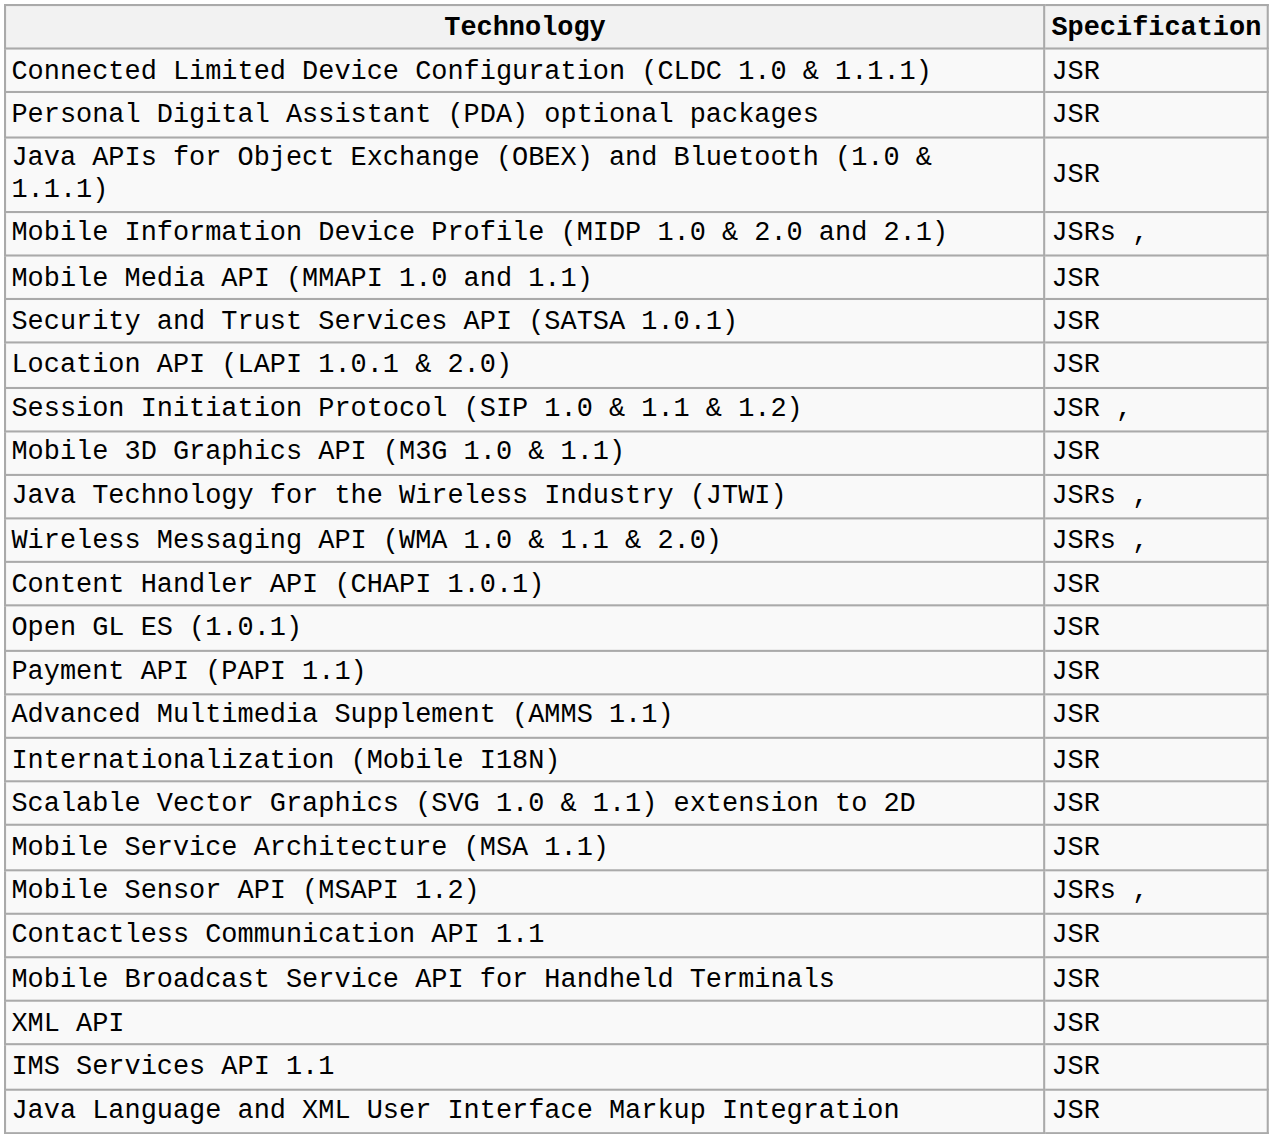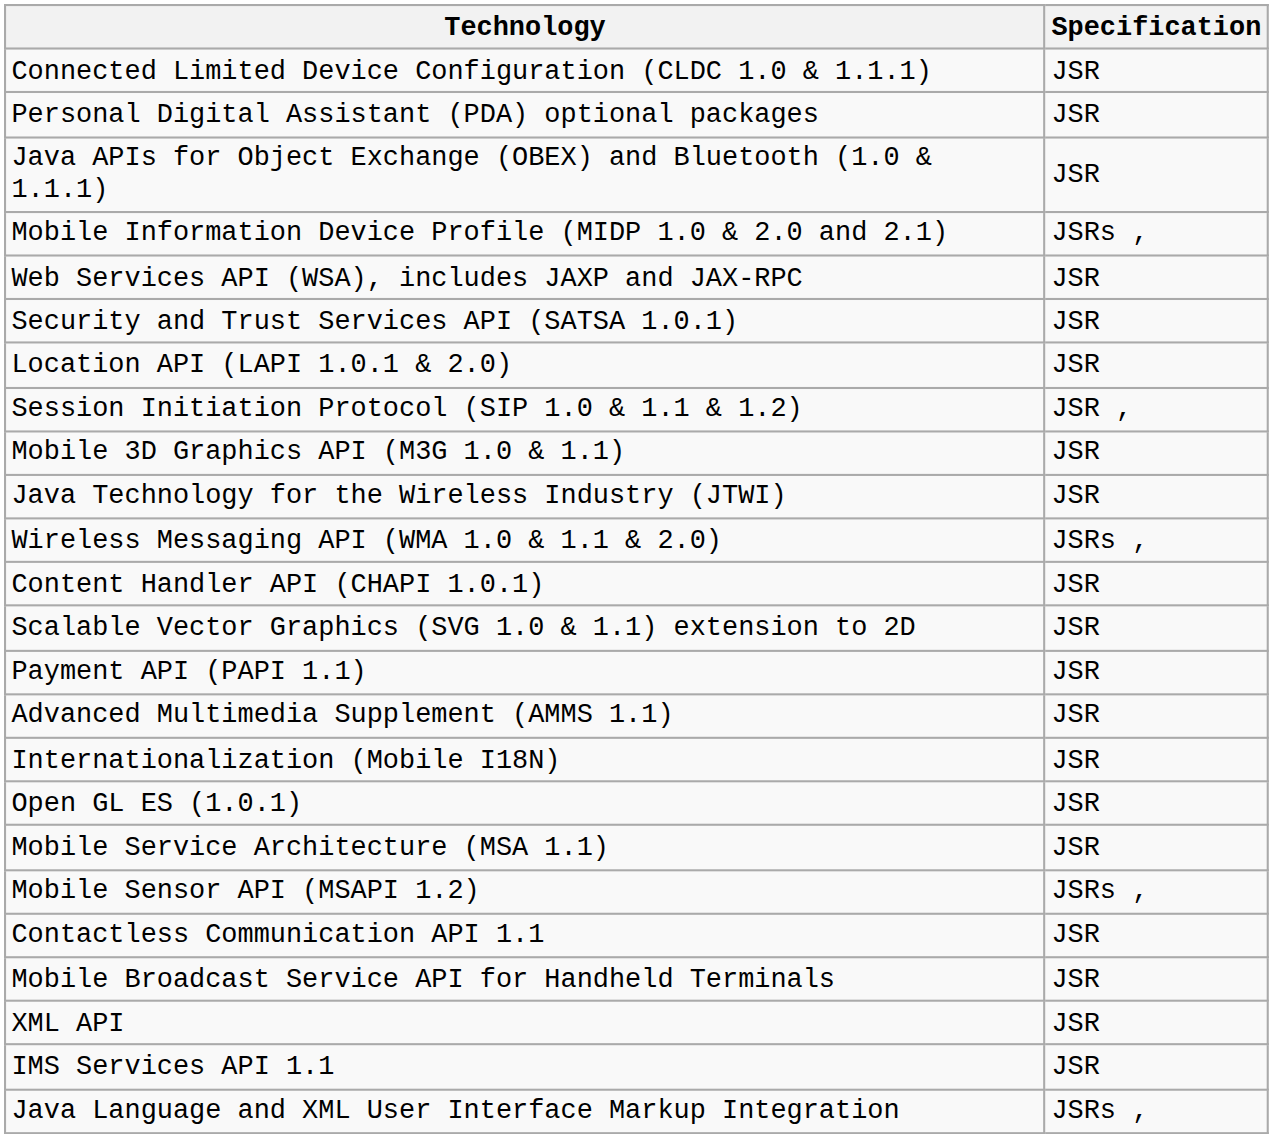- row: (302, 277)
+ row: (407, 277)
(1100, 497) JSRs , -> (1076, 497) JSR
rows swapped: (464, 804) <-> (157, 628)
(1076, 1111) JSR -> (1100, 1111) JSRs ,
